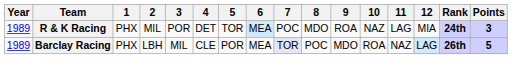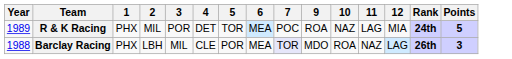- column: (316, 12)
(489, 29) 3 -> (459, 29) 5
(19, 45) 1989 -> (19, 45) 1988
(489, 45) 5 -> (459, 45) 3
